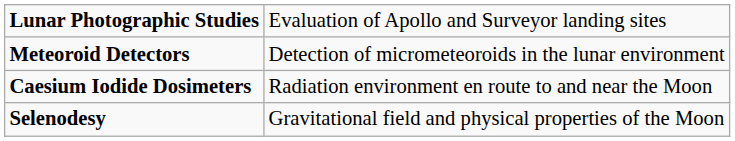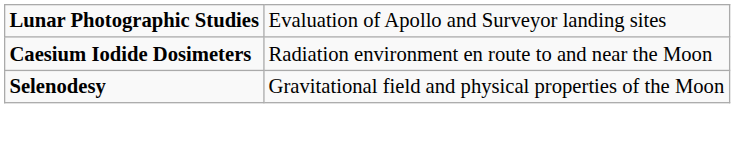- row: (99, 53)
